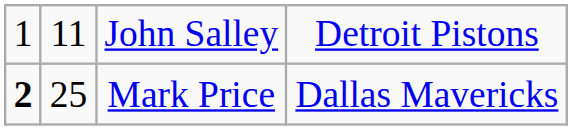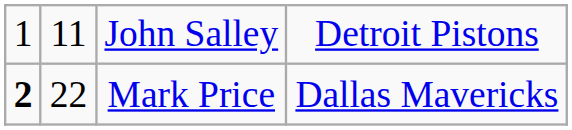(68, 93) 25 -> (68, 93) 22
